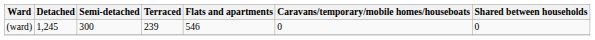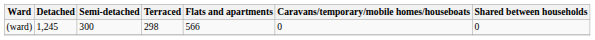(151, 27) 239 -> (151, 27) 298
(193, 27) 546 -> (193, 27) 566
